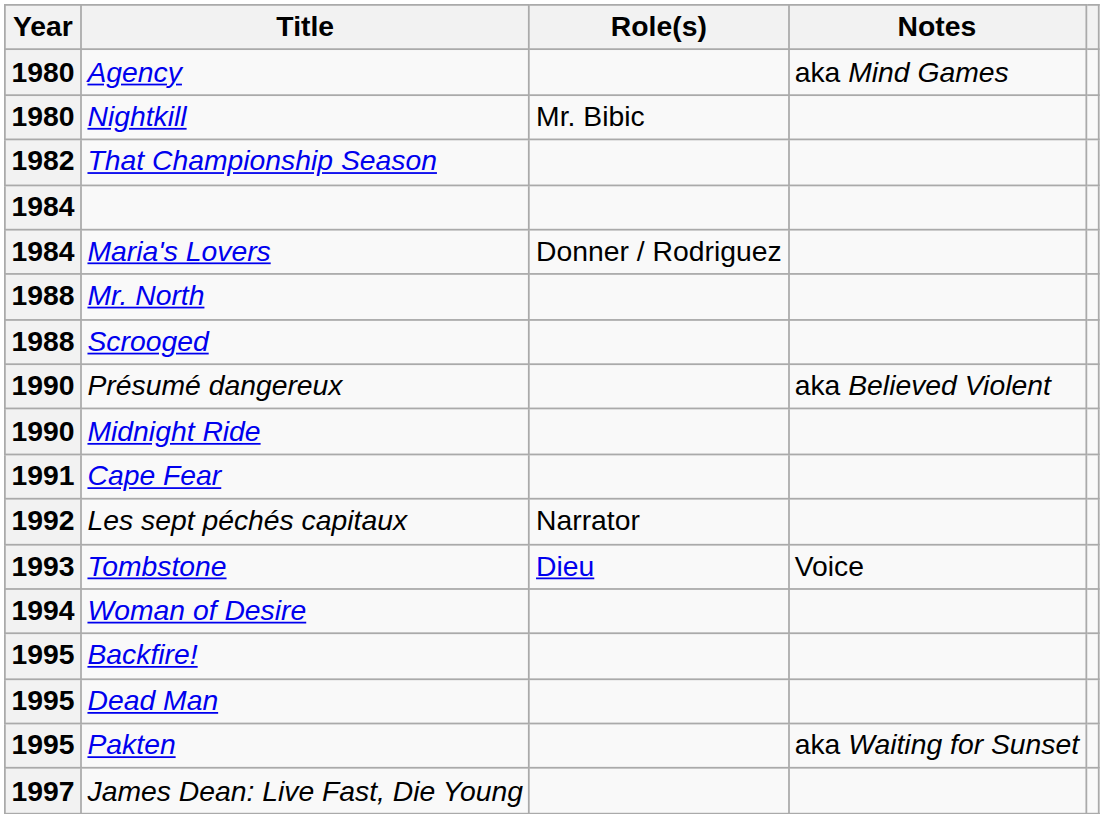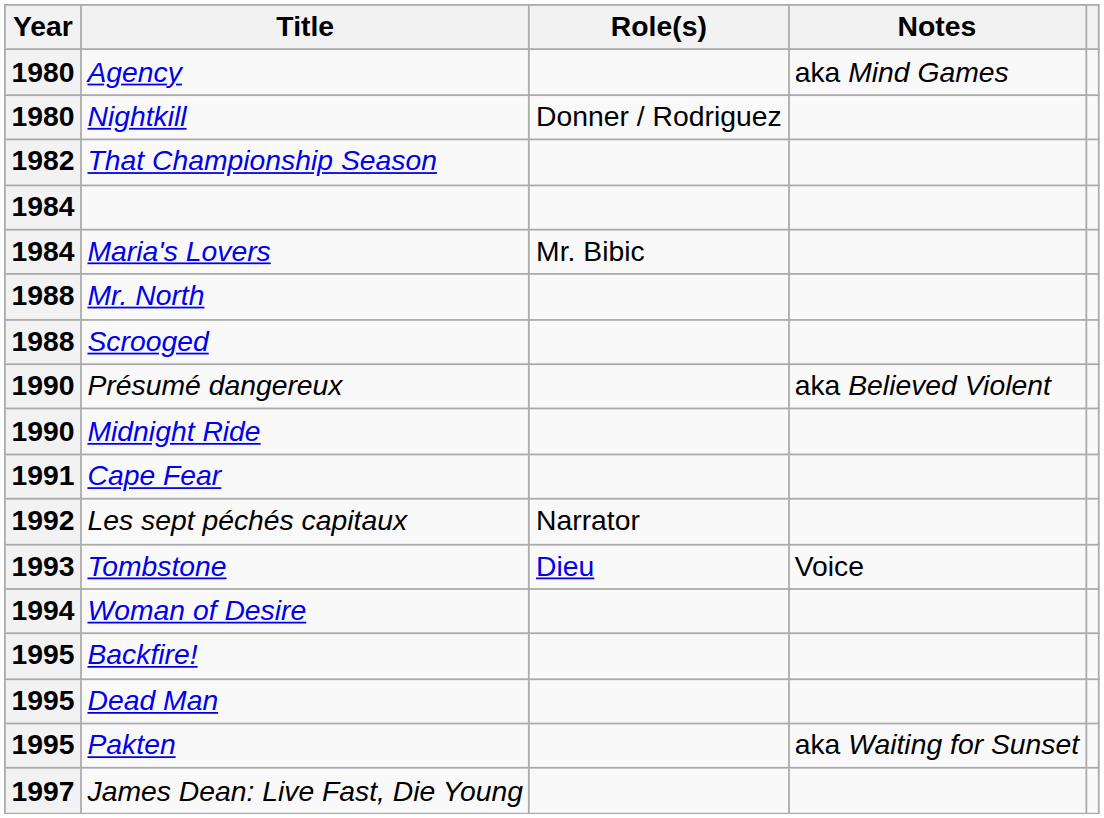(590, 116) Mr. Bibic -> (659, 116) Donner / Rodriguez
(659, 251) Donner / Rodriguez -> (590, 251) Mr. Bibic
